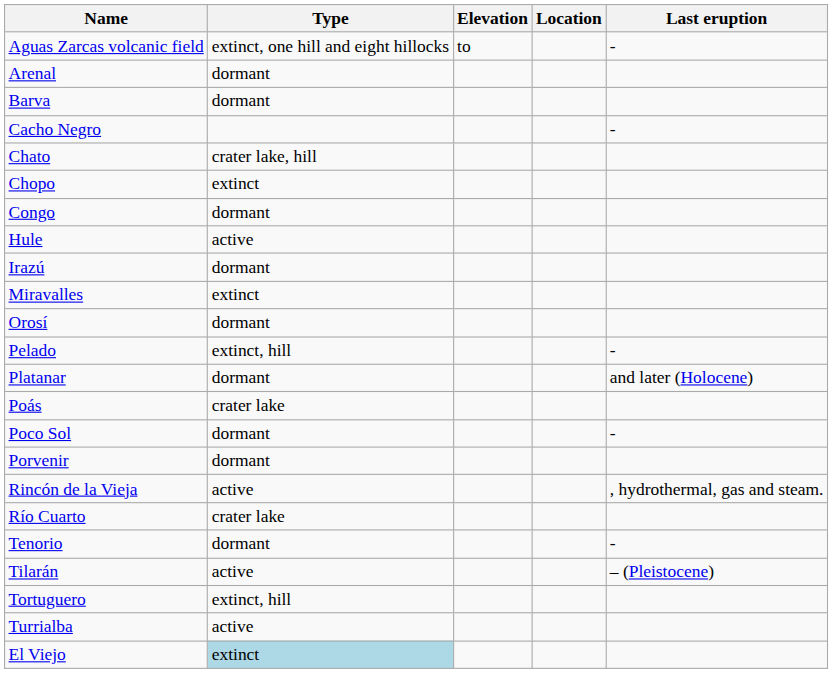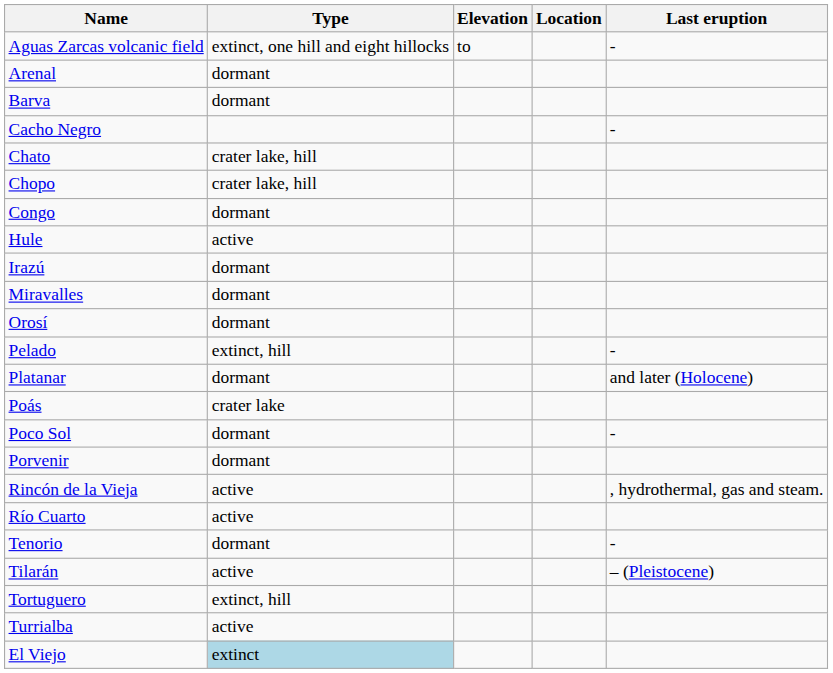(235, 184) extinct -> (264, 184) crater lake, hill
(235, 294) extinct -> (241, 294) dormant
(248, 516) crater lake -> (233, 516) active
